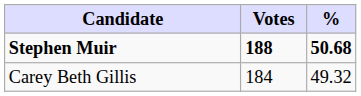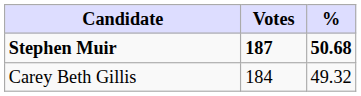(259, 47) 188 -> (259, 47) 187
